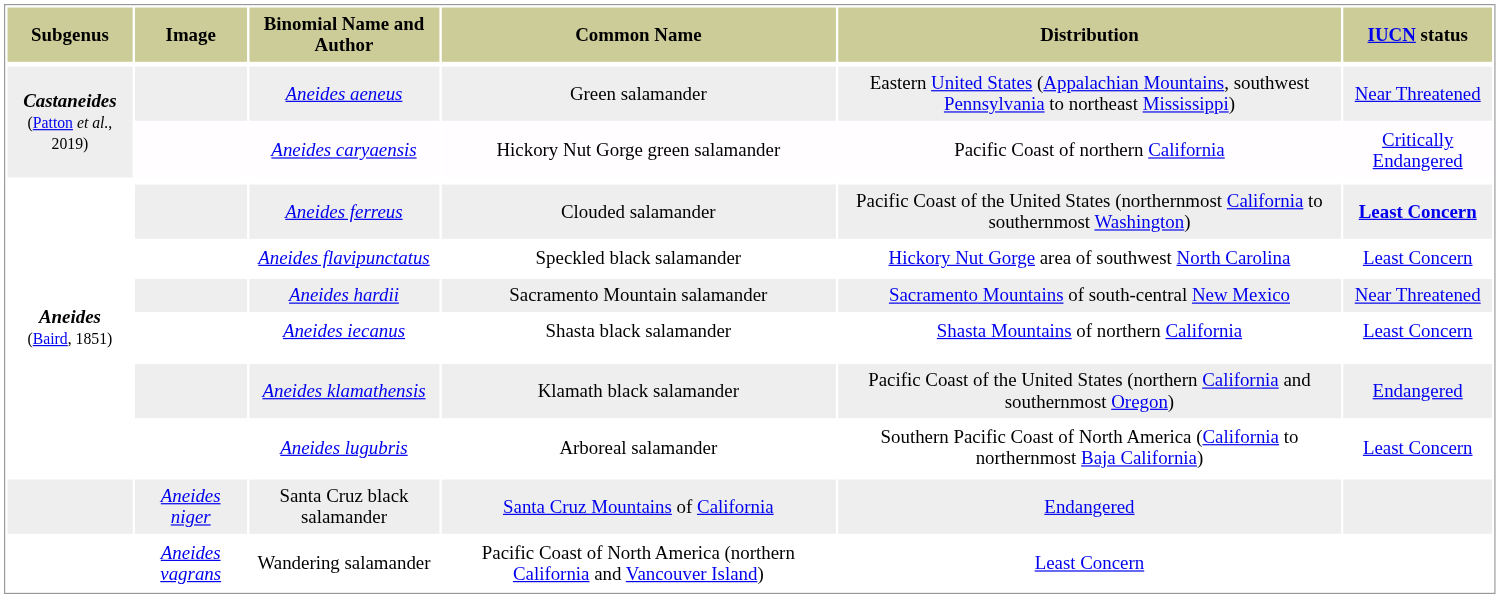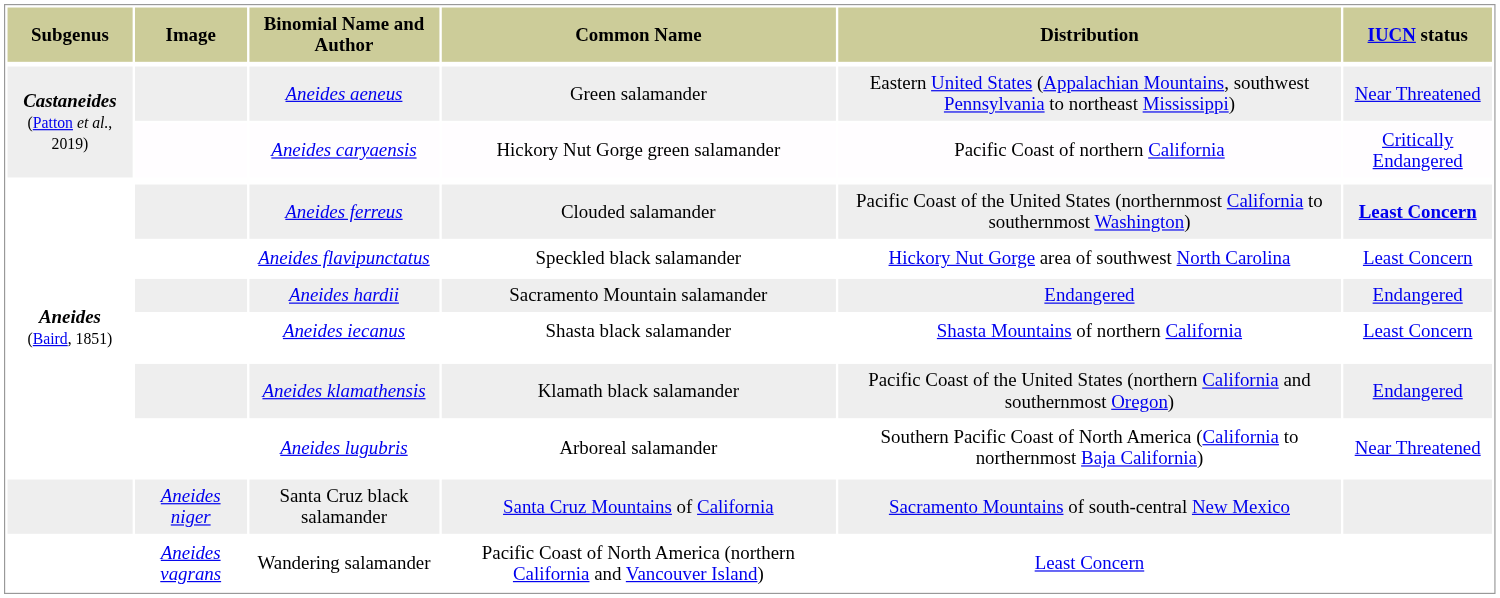(1089, 295) Sacramento Mountains of south-central New Mexico -> (1089, 295) Endangered
(1418, 295) Near Threatened -> (1418, 295) Endangered
(1418, 447) Least Concern -> (1418, 447) Near Threatened
(1089, 506) Endangered -> (1089, 506) Sacramento Mountains of south-central New Mexico
